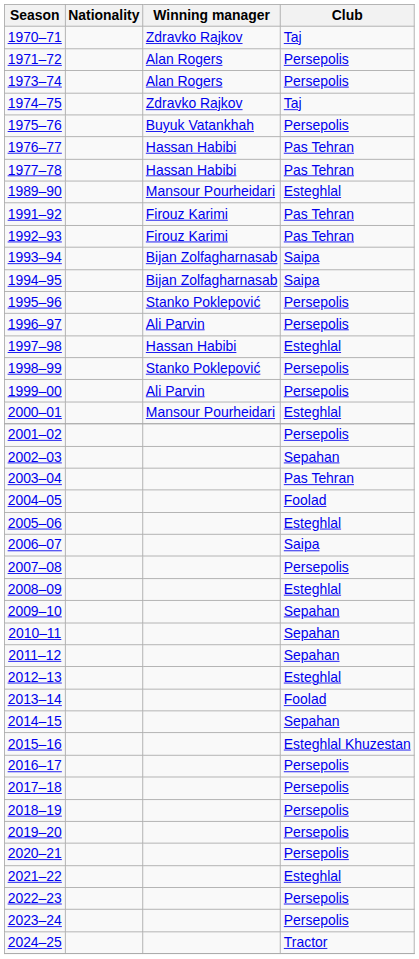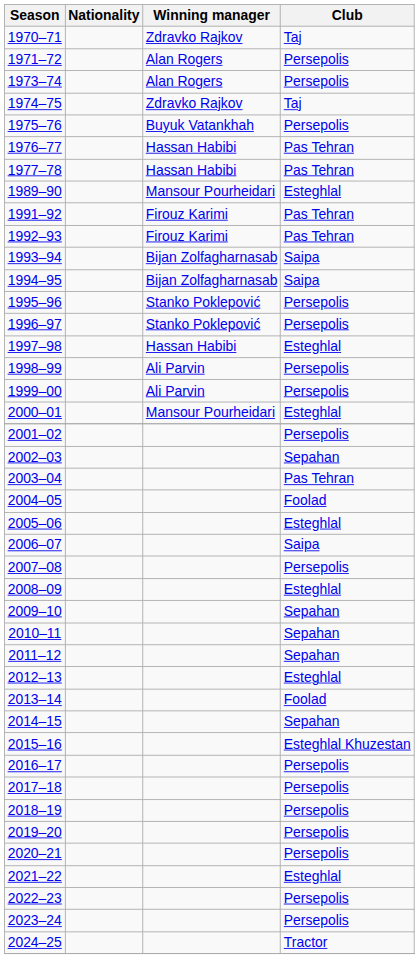(175, 324) Ali Parvin -> (203, 324) Stanko Poklepović
(203, 368) Stanko Poklepović -> (175, 368) Ali Parvin
